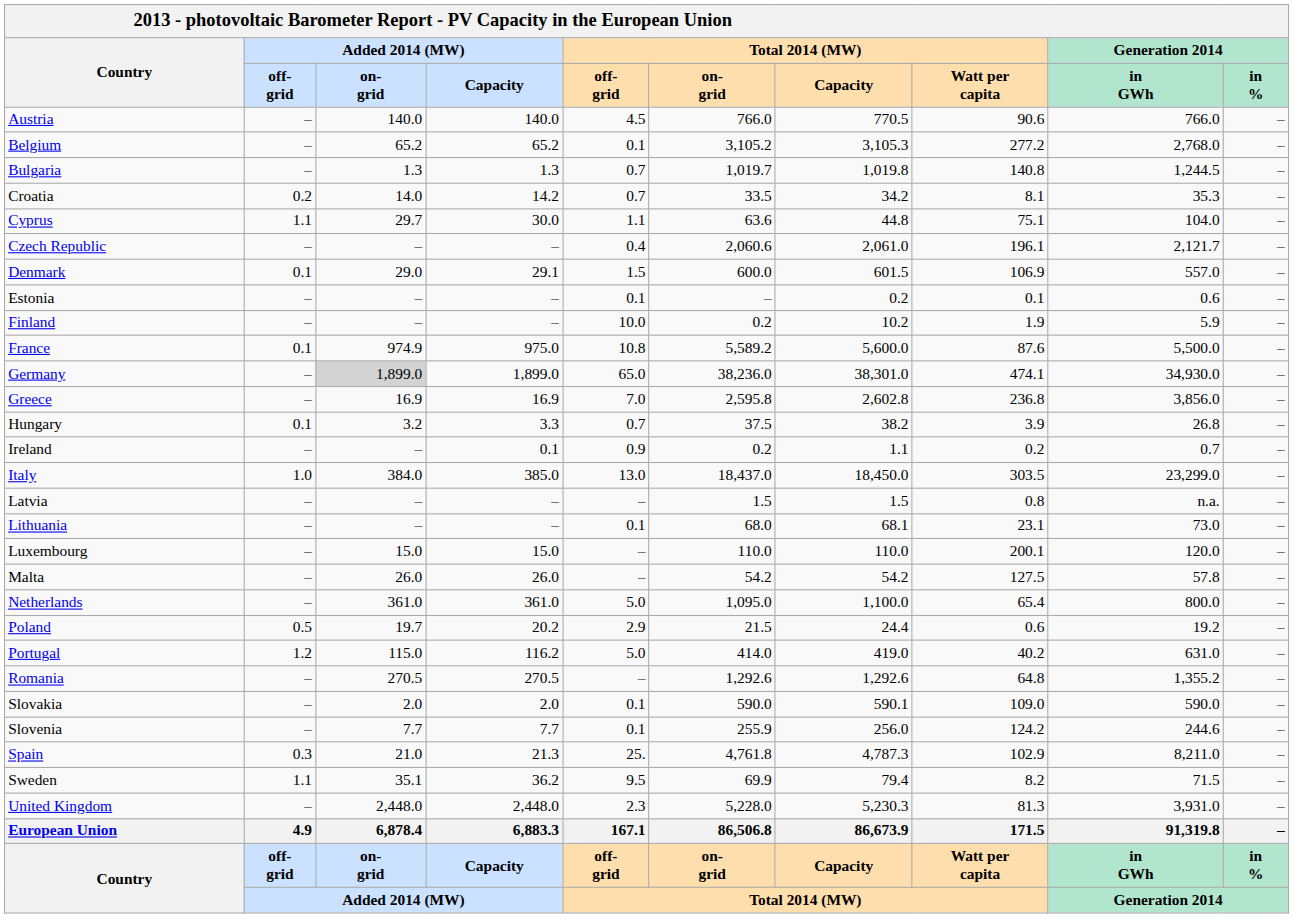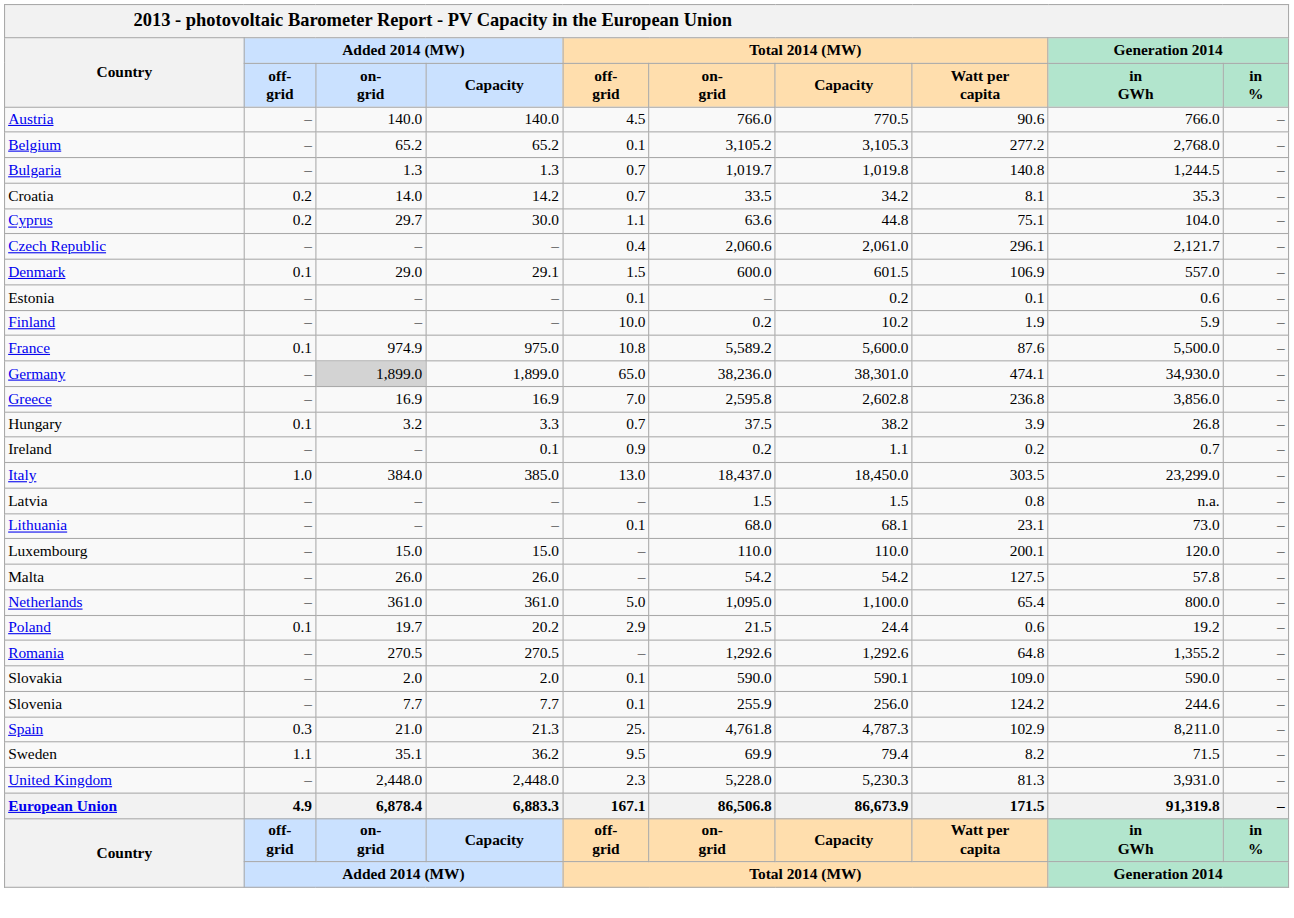(302, 221) 1.1 -> (302, 221) 0.2
(1027, 246) 196.1 -> (1027, 246) 296.1
(302, 628) 0.5 -> (302, 628) 0.1
- row: (34, 653)
